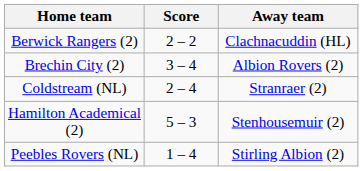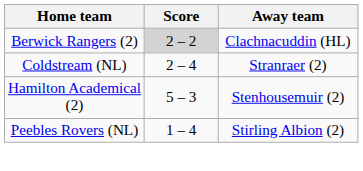(181, 40) no background -> (181, 40) lightgrey background
- row: (74, 64)
